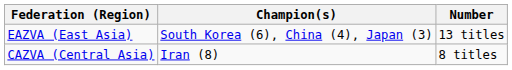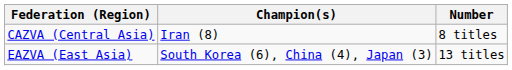rows swapped: (70, 34) <-> (81, 54)
